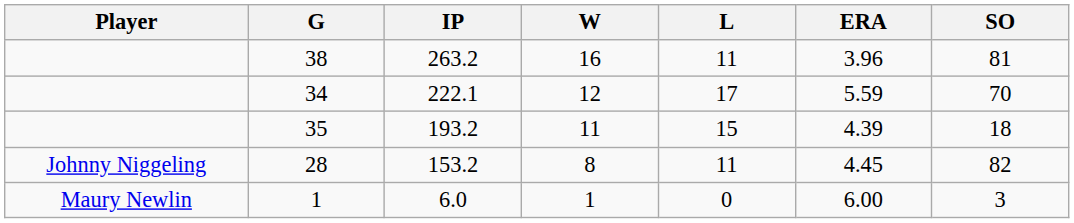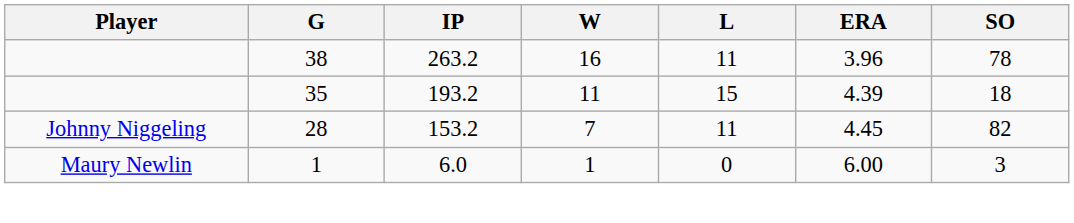(1000, 57) 81 -> (1000, 57) 78
- row: (316, 93)
(590, 164) 8 -> (590, 128) 7
